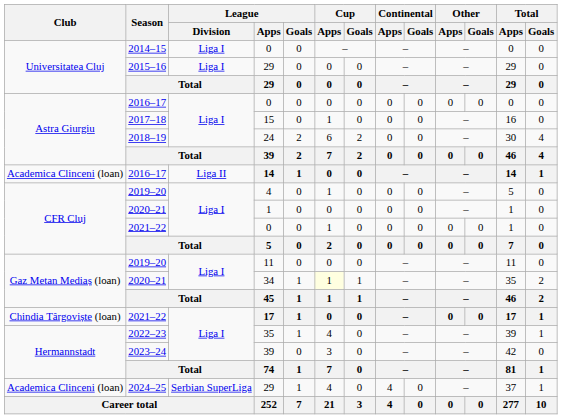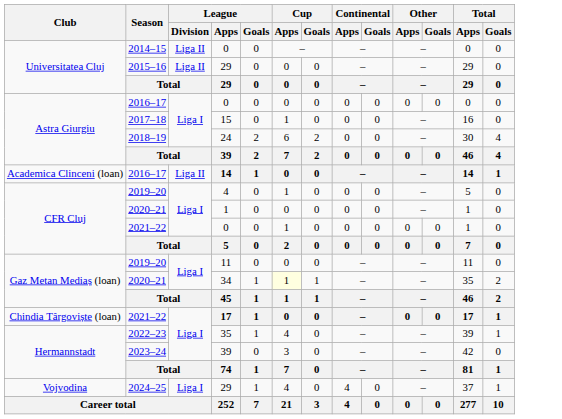(211, 49) Liga I -> (190, 49) Liga II
(211, 67) Liga I -> (190, 67) Liga II
(65, 387) Academica Clinceni (loan) -> (65, 387) Vojvodina
(211, 387) Serbian SuperLiga -> (190, 387) Liga I
